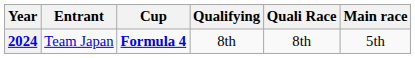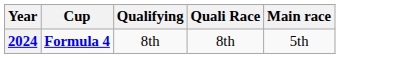- column: (79, 17)
